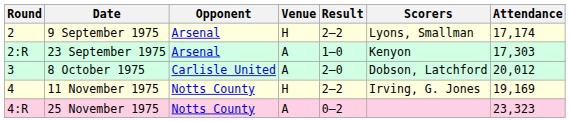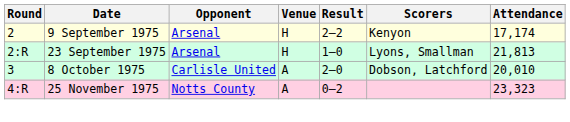(421, 33) Lyons, Smallman -> (390, 33) Kenyon
(285, 52) A -> (285, 52) H
(390, 52) Kenyon -> (421, 52) Lyons, Smallman
(514, 52) 17,303 -> (514, 52) 21,813
(514, 70) 20,012 -> (514, 70) 20,010
- row: (103, 89)
